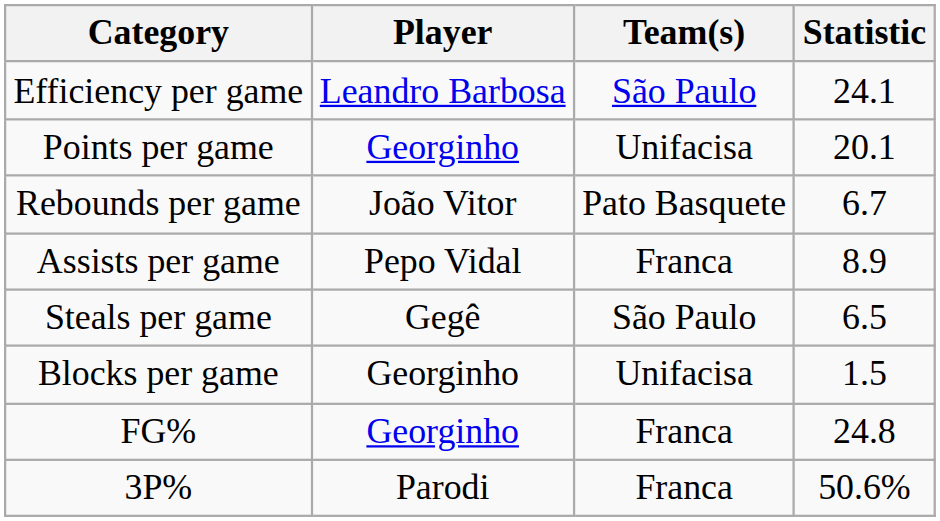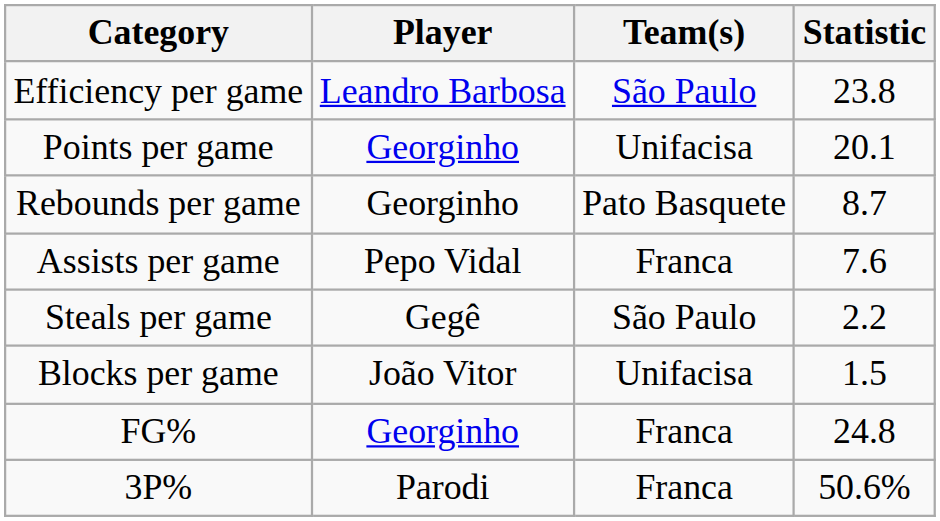(864, 89) 24.1 -> (864, 89) 23.8
(443, 203) João Vitor -> (443, 203) Georginho
(864, 203) 6.7 -> (864, 203) 8.7
(864, 260) 8.9 -> (864, 260) 7.6
(864, 317) 6.5 -> (864, 317) 2.2
(443, 373) Georginho -> (443, 373) João Vitor
